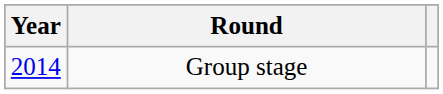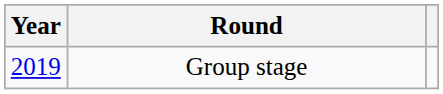(36, 66) 2014 -> (36, 66) 2019
